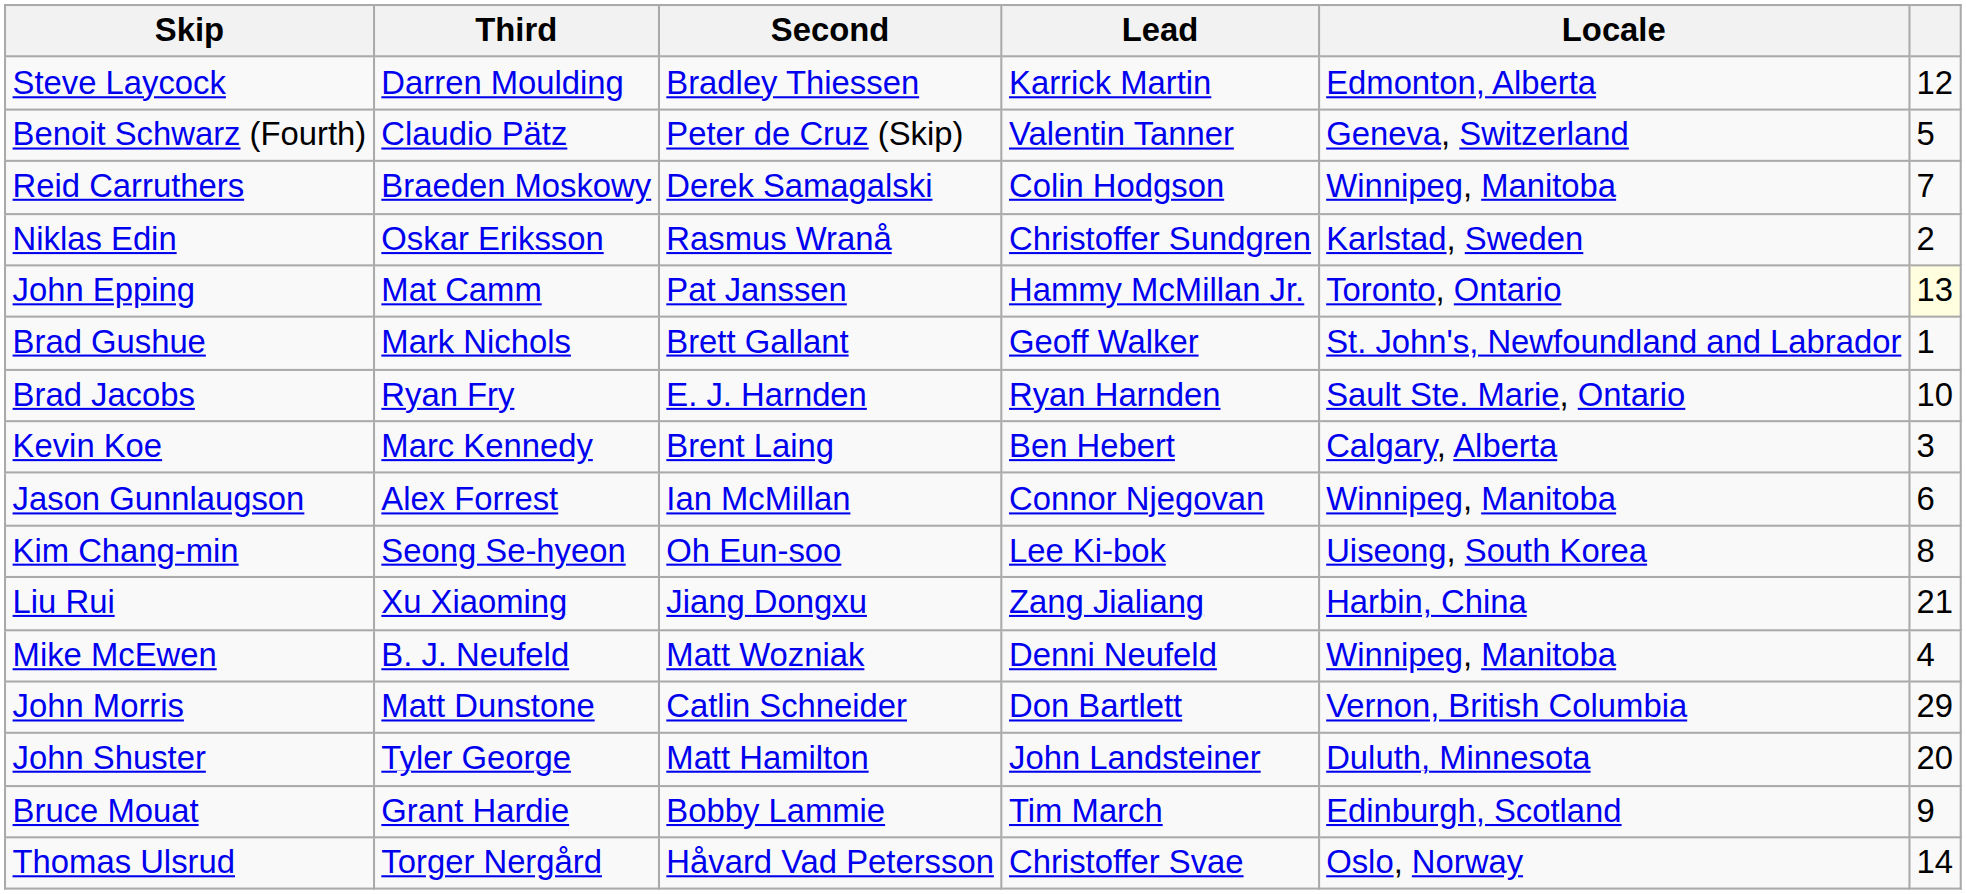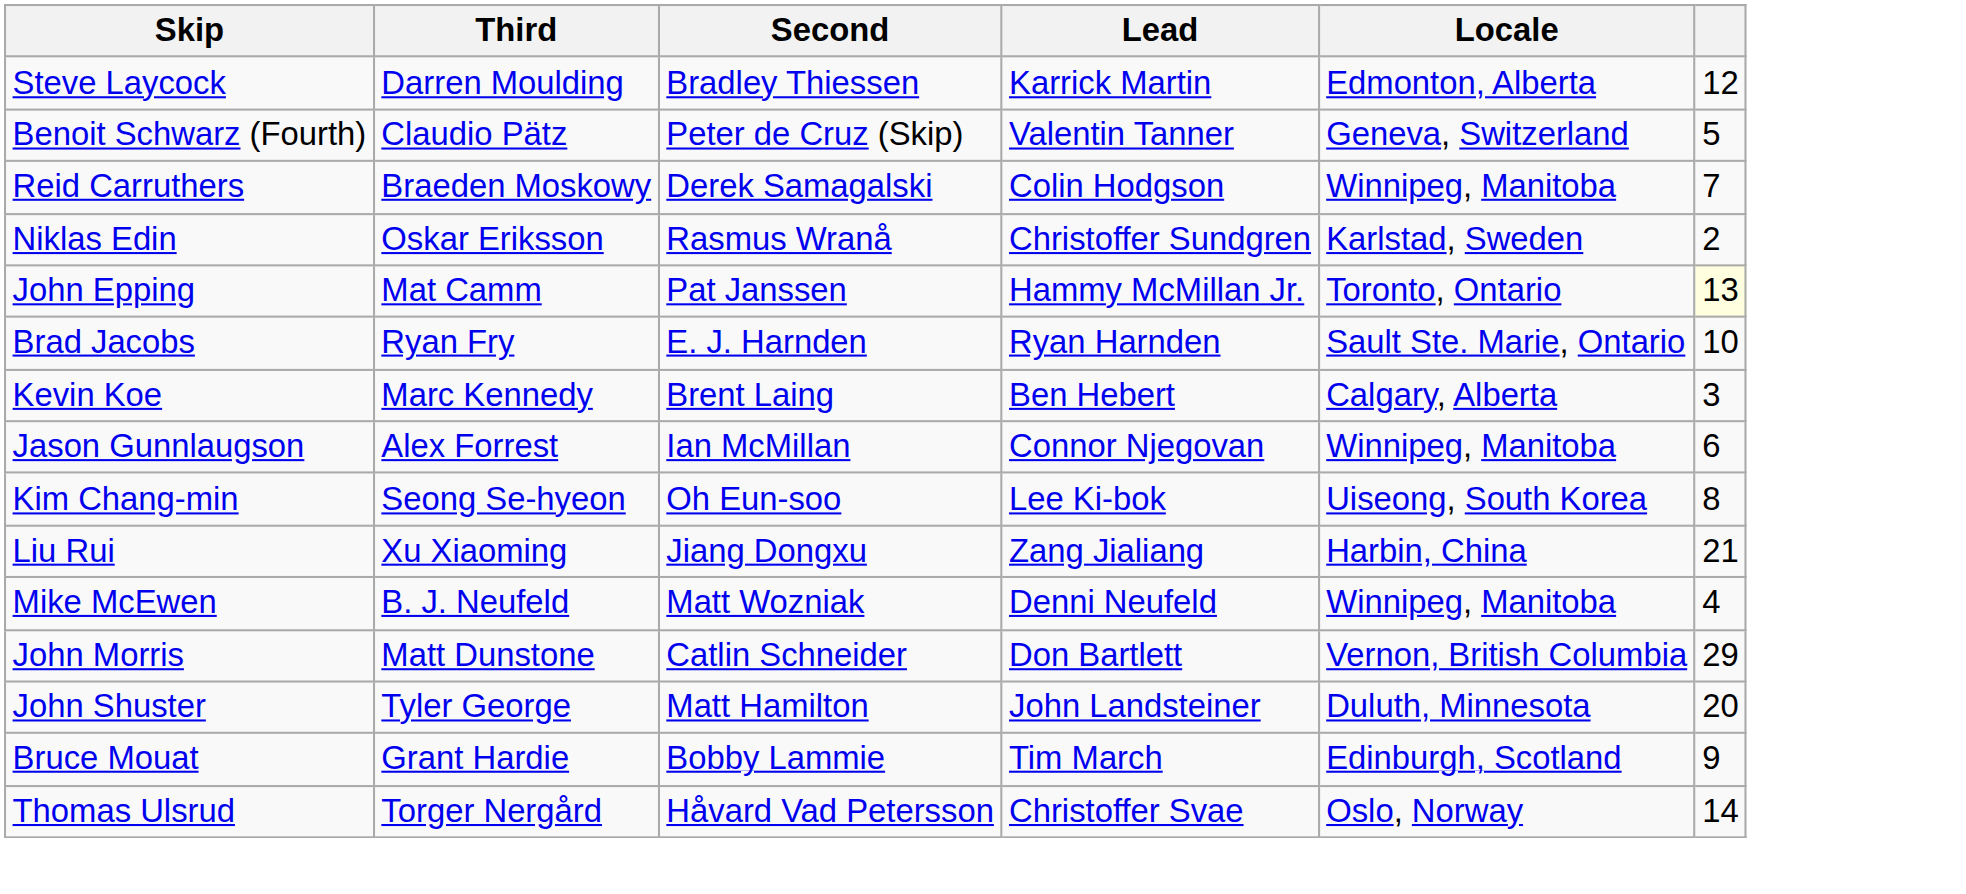- row: (109, 342)
